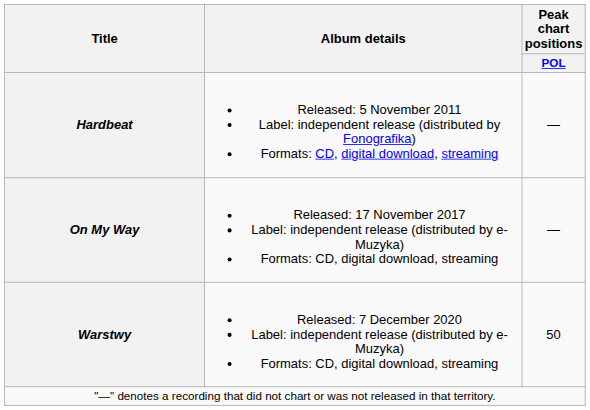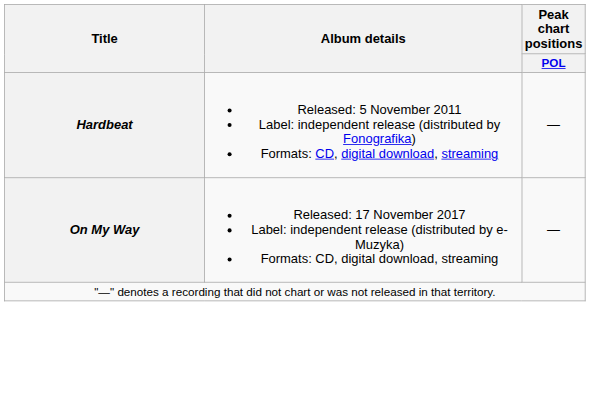- row: (105, 334)
